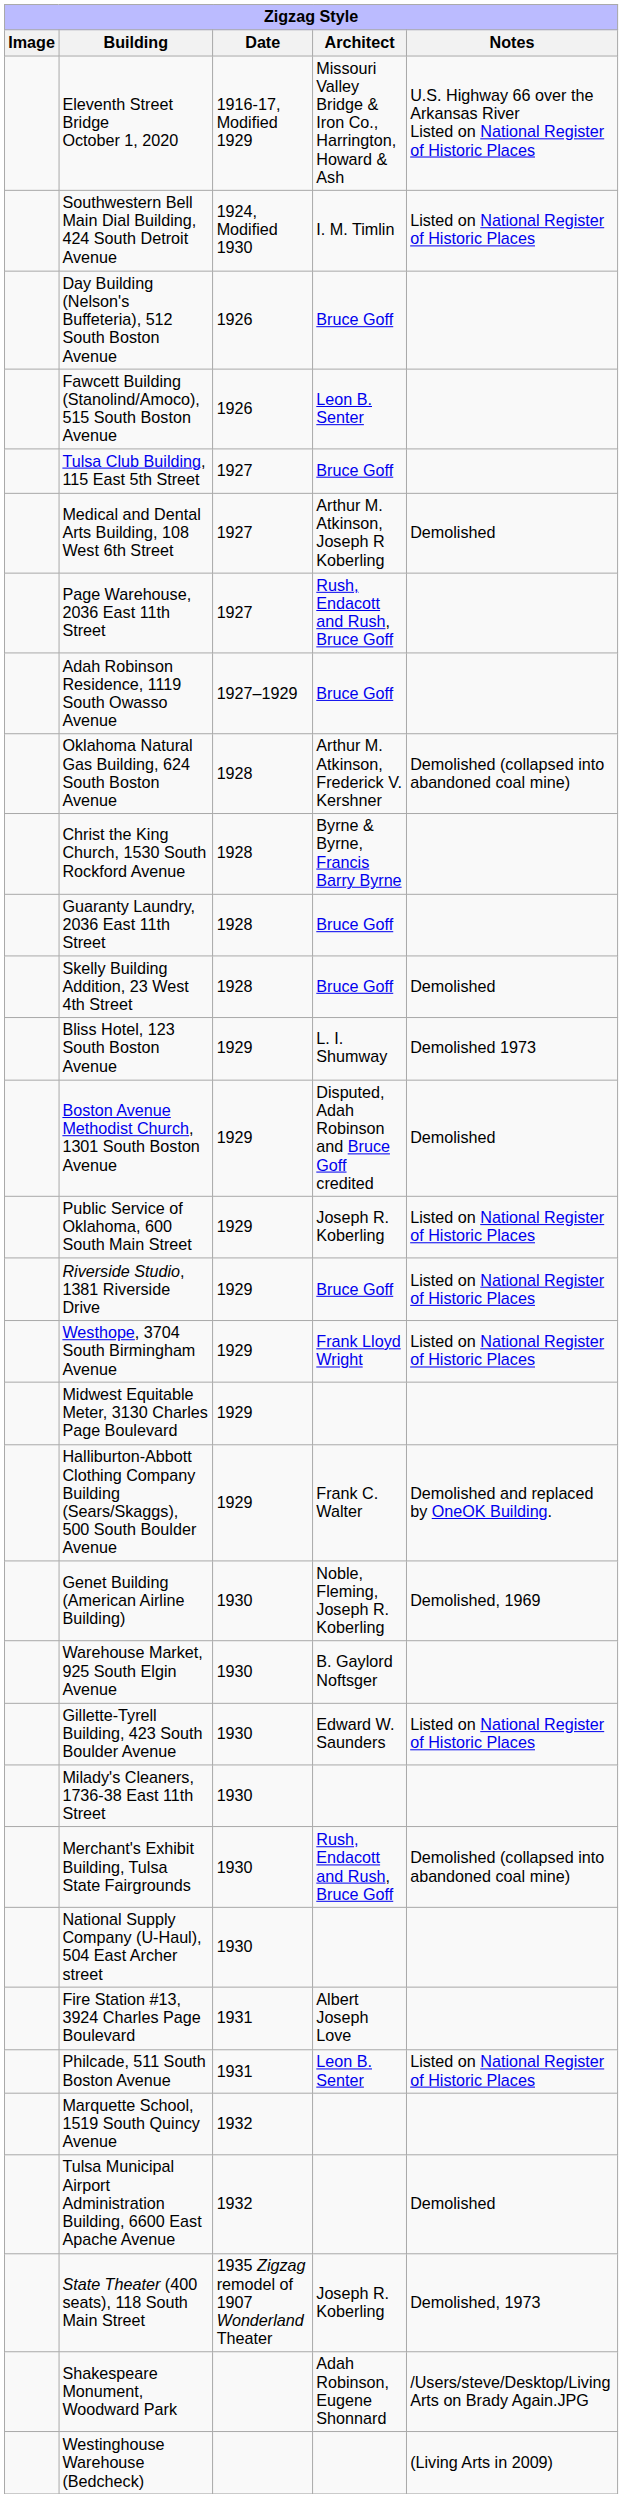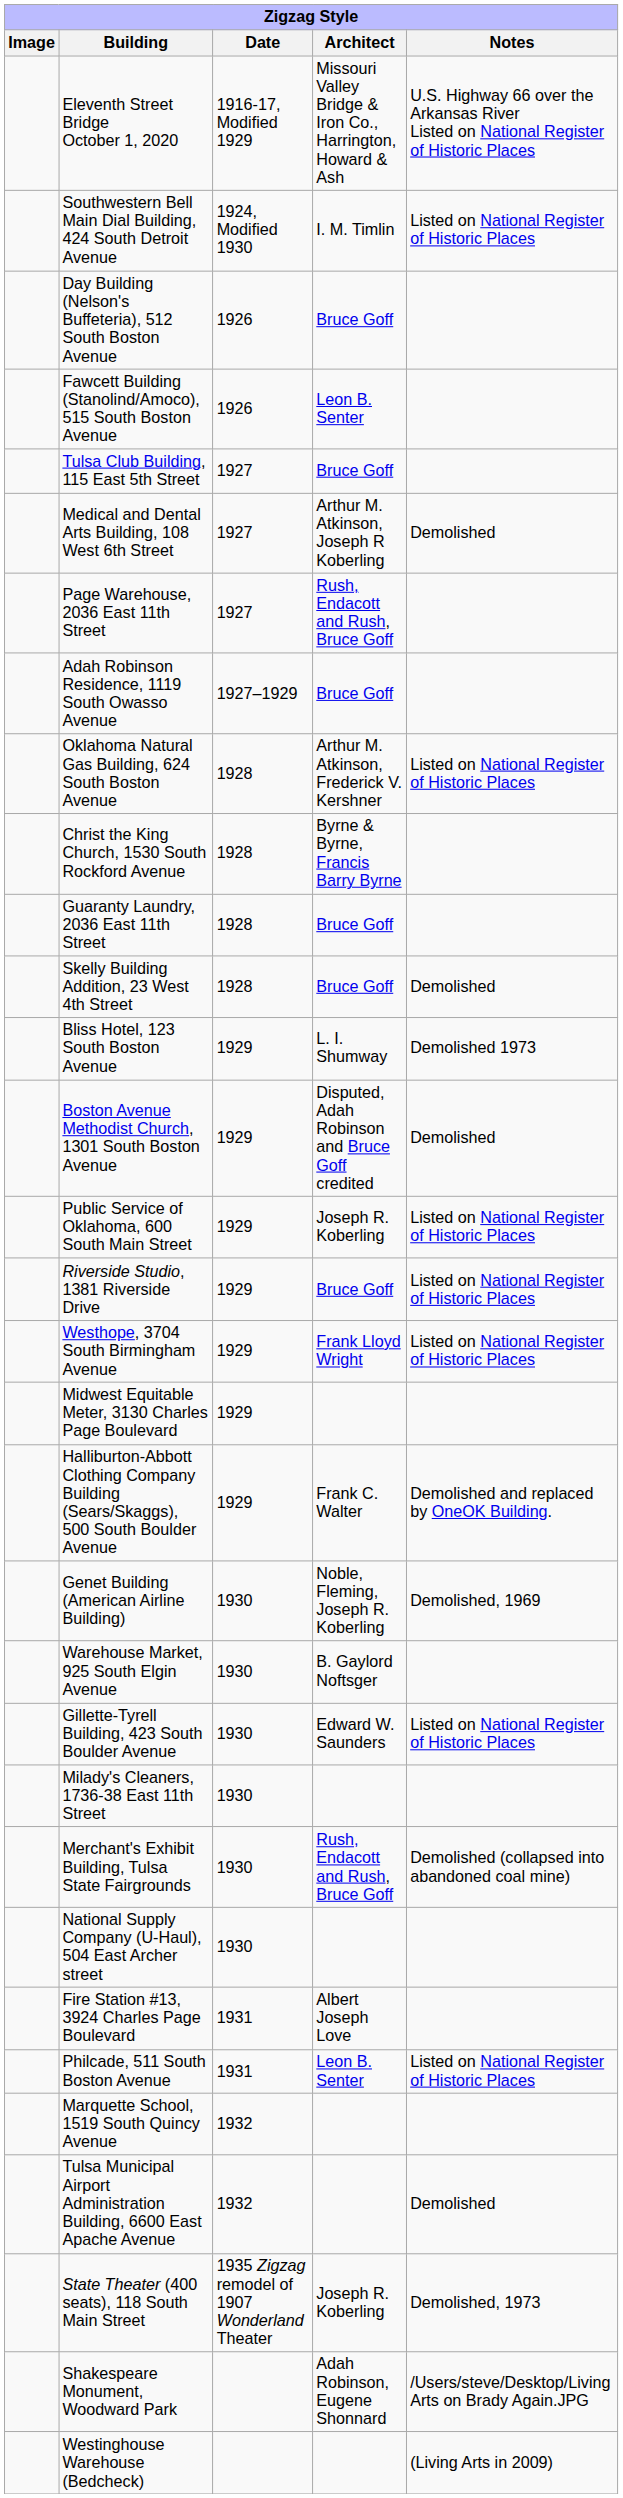(507, 773) Demolished (collapsed into abandoned coal mine) -> (507, 773) Listed on National Register of Historic Places
